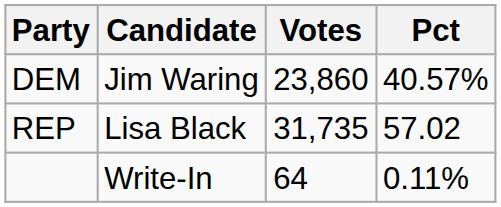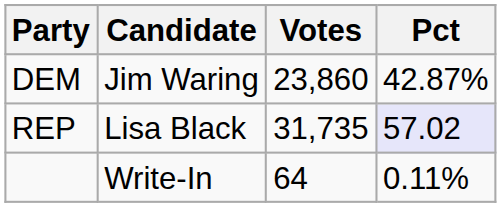(436, 79) 40.57% -> (436, 79) 42.87%
(422, 128) no background -> (422, 128) lavender background
